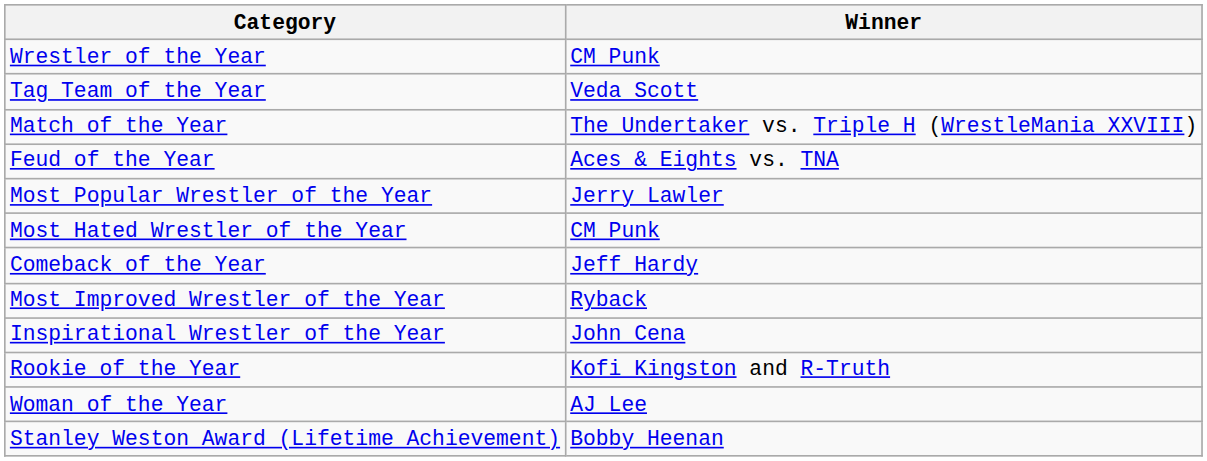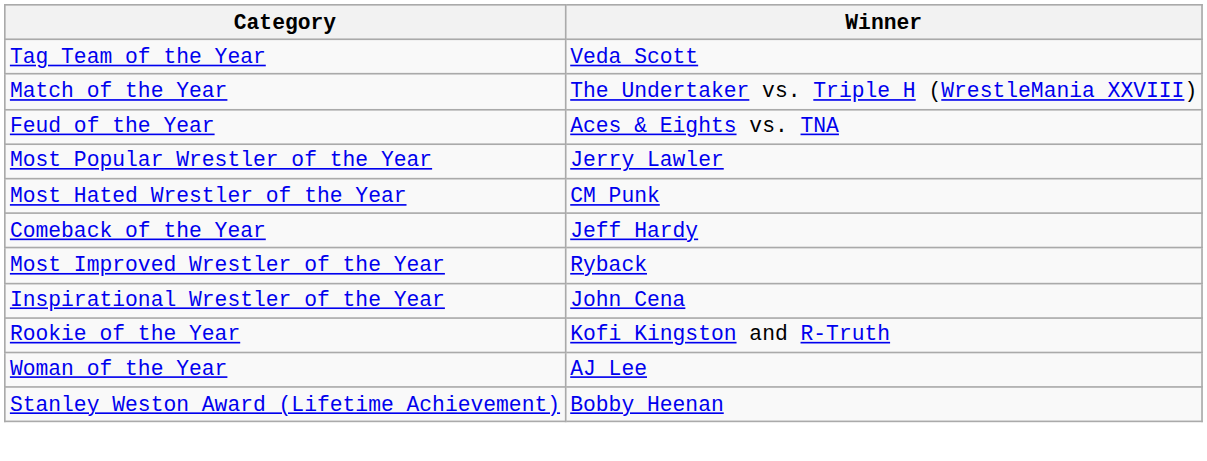- row: (138, 57)
